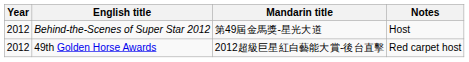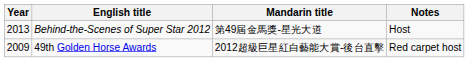(18, 29) 2012 -> (18, 29) 2013
(18, 47) 2012 -> (18, 47) 2009
